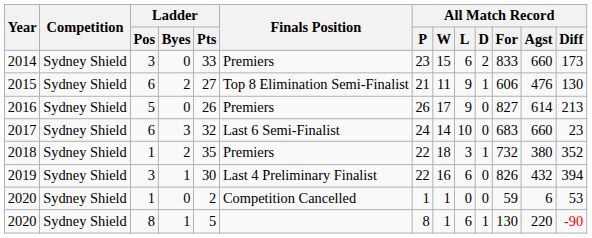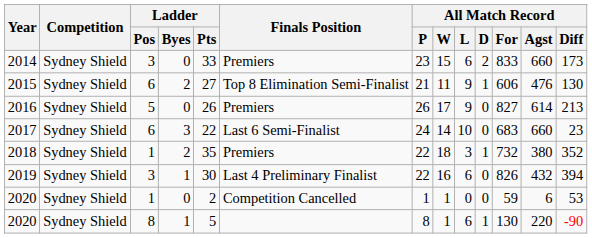(209, 130) 32 -> (209, 130) 22
